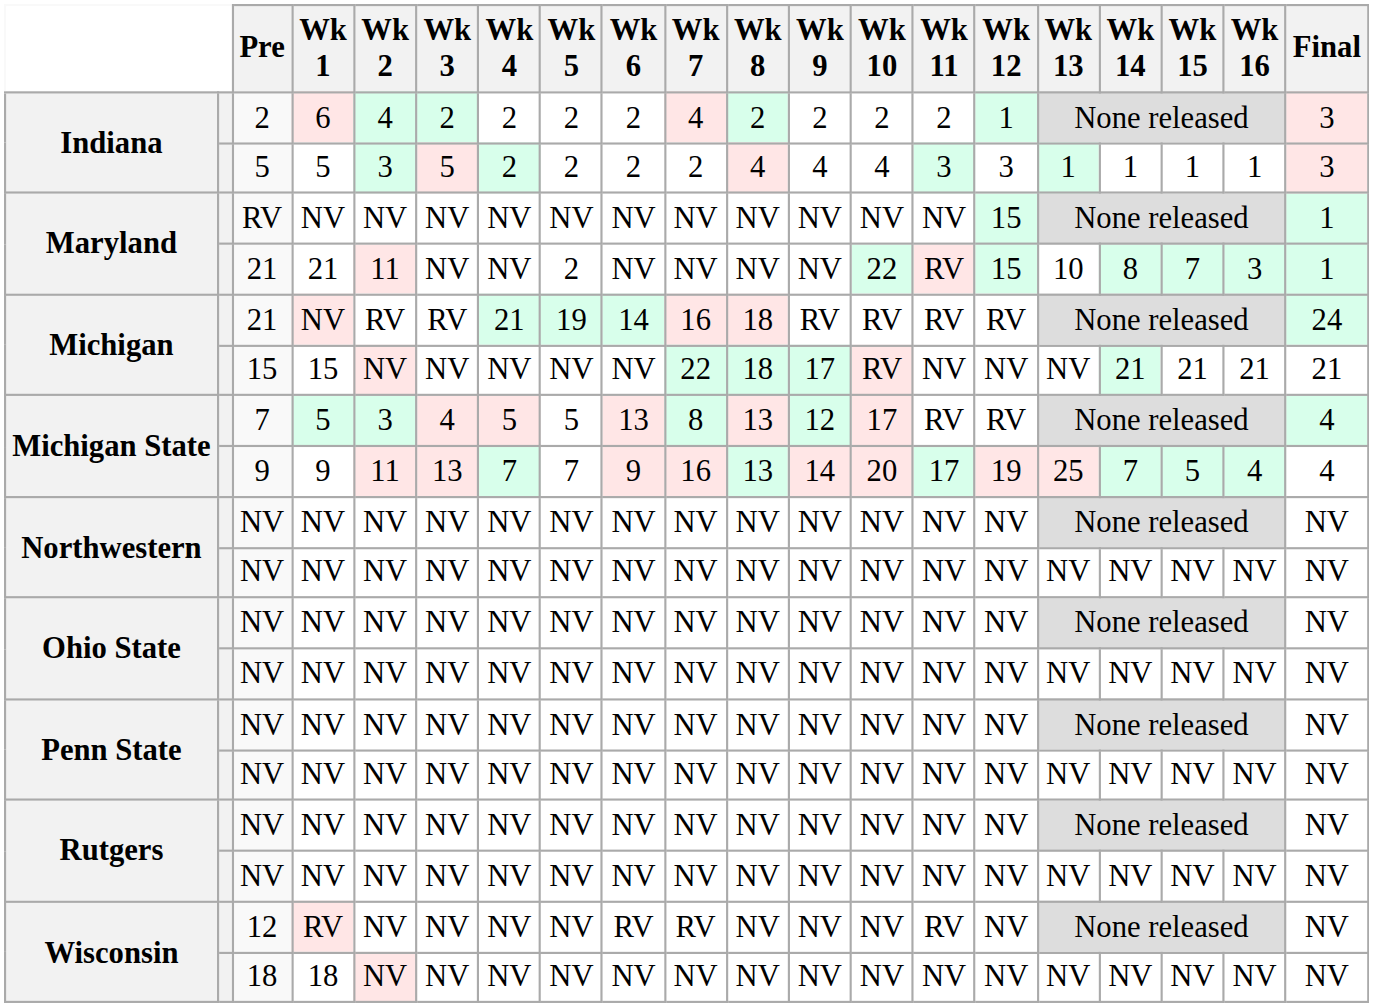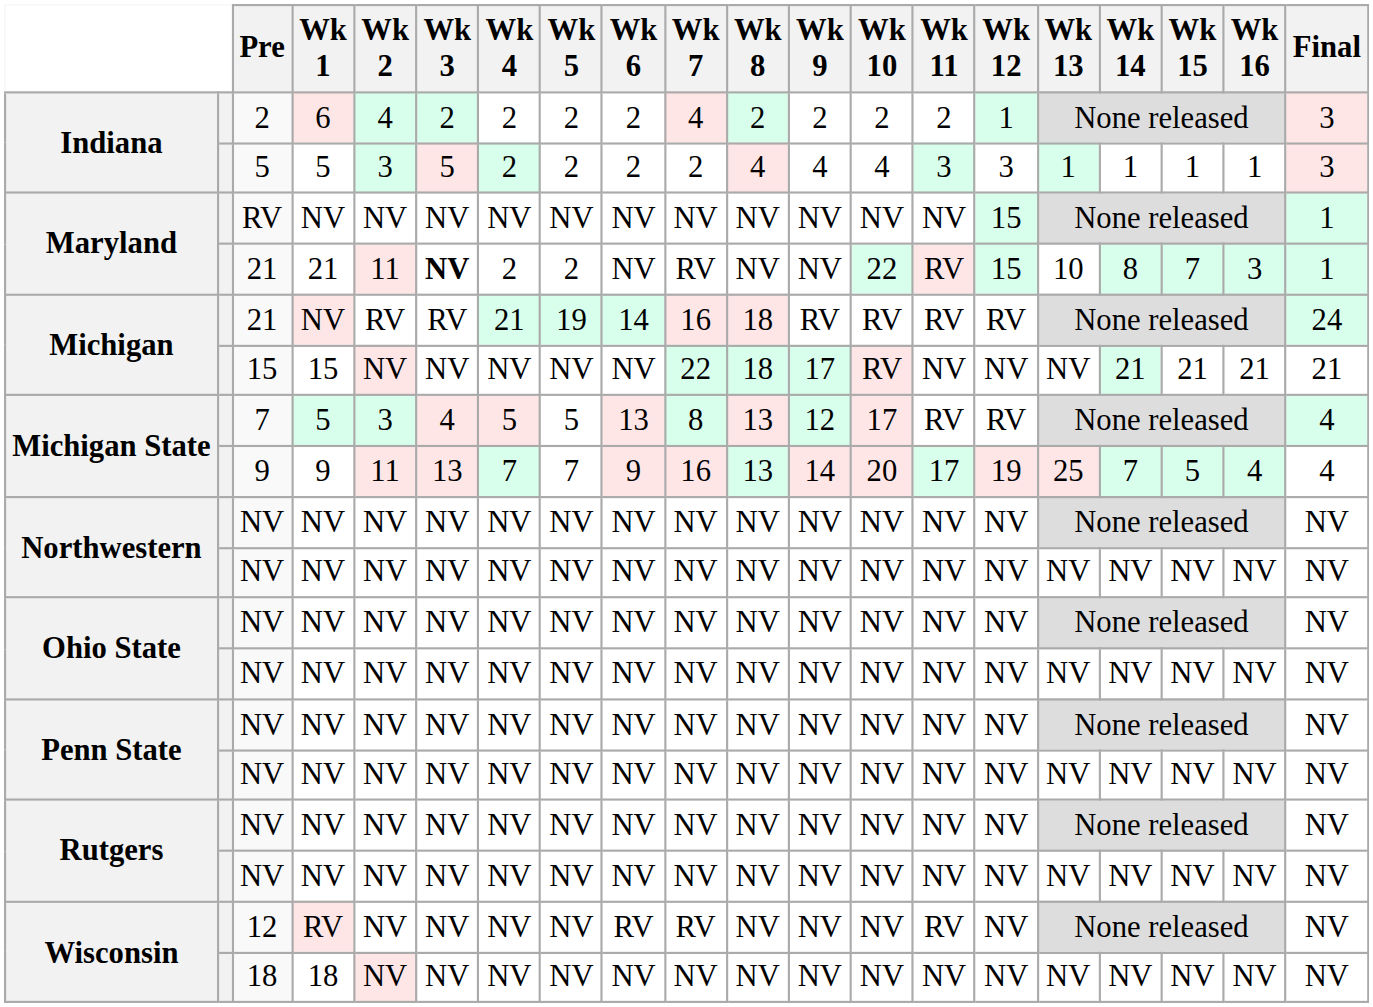(447, 268) normal -> (447, 268) bold
(509, 268) NV -> (509, 268) 2
(696, 268) NV -> (696, 268) RV
